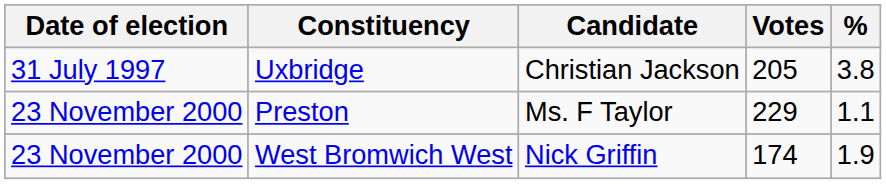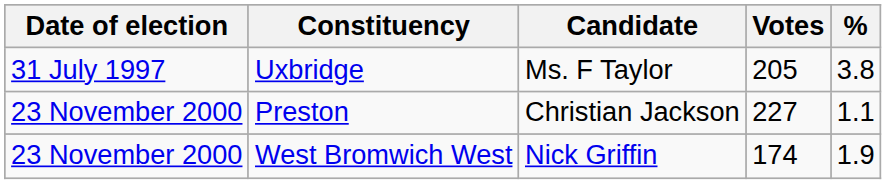(632, 69) Christian Jackson -> (599, 69) Ms. F Taylor
(599, 112) Ms. F Taylor -> (632, 112) Christian Jackson
(775, 112) 229 -> (775, 112) 227
